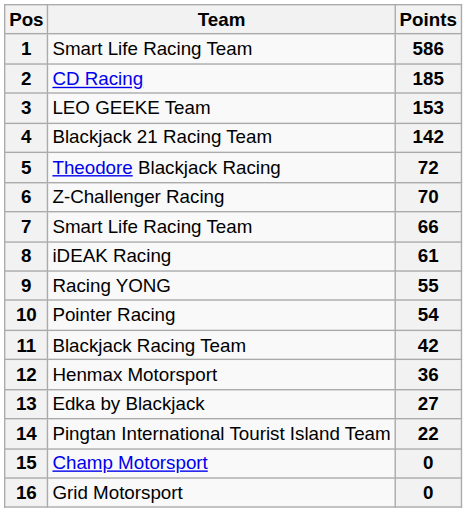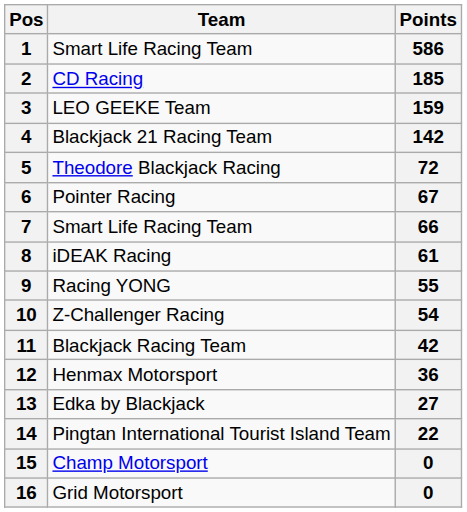(428, 108) 153 -> (428, 108) 159
(138, 197) Z-Challenger Racing -> (114, 197) Pointer Racing
(428, 197) 70 -> (428, 197) 67
(114, 315) Pointer Racing -> (138, 315) Z-Challenger Racing
